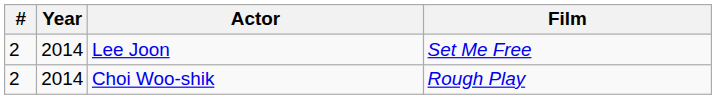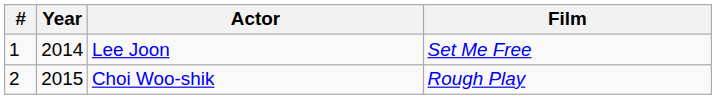(14, 49) 2 -> (14, 49) 1
(62, 79) 2014 -> (62, 79) 2015
